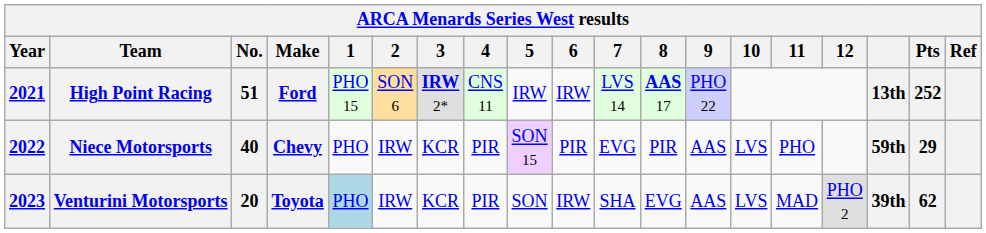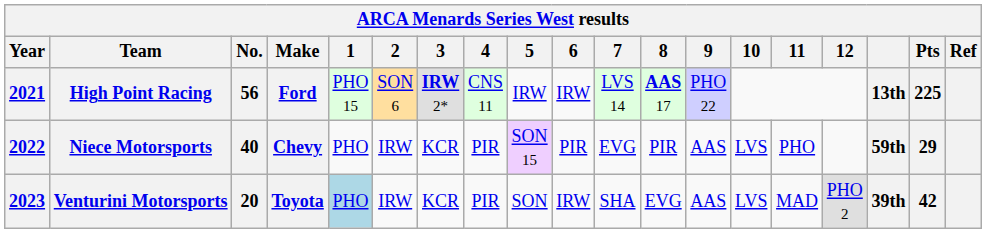(250, 93) 51 -> (250, 93) 56
(928, 93) 252 -> (928, 93) 225
(928, 201) 62 -> (928, 201) 42
